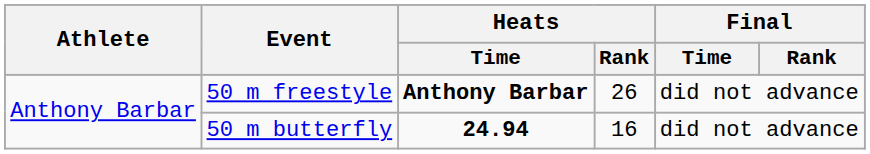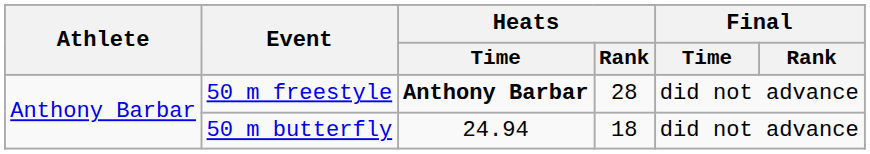(624, 93) 26 -> (624, 93) 28
(496, 130) bold -> (496, 130) normal
(624, 130) 16 -> (624, 130) 18
